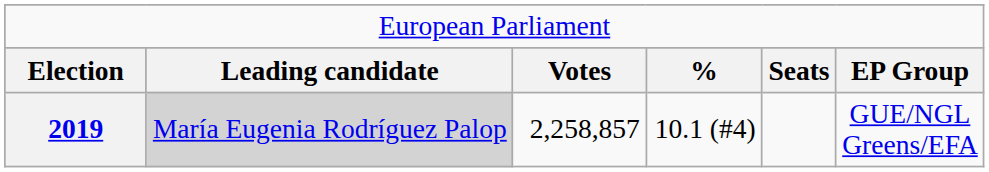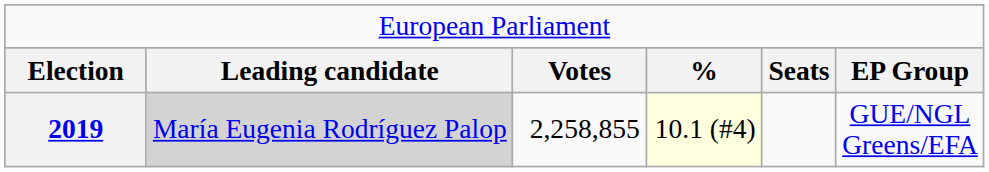(585, 129) 2,258,857 -> (585, 129) 2,258,855
(705, 129) no background -> (705, 129) lightyellow background
